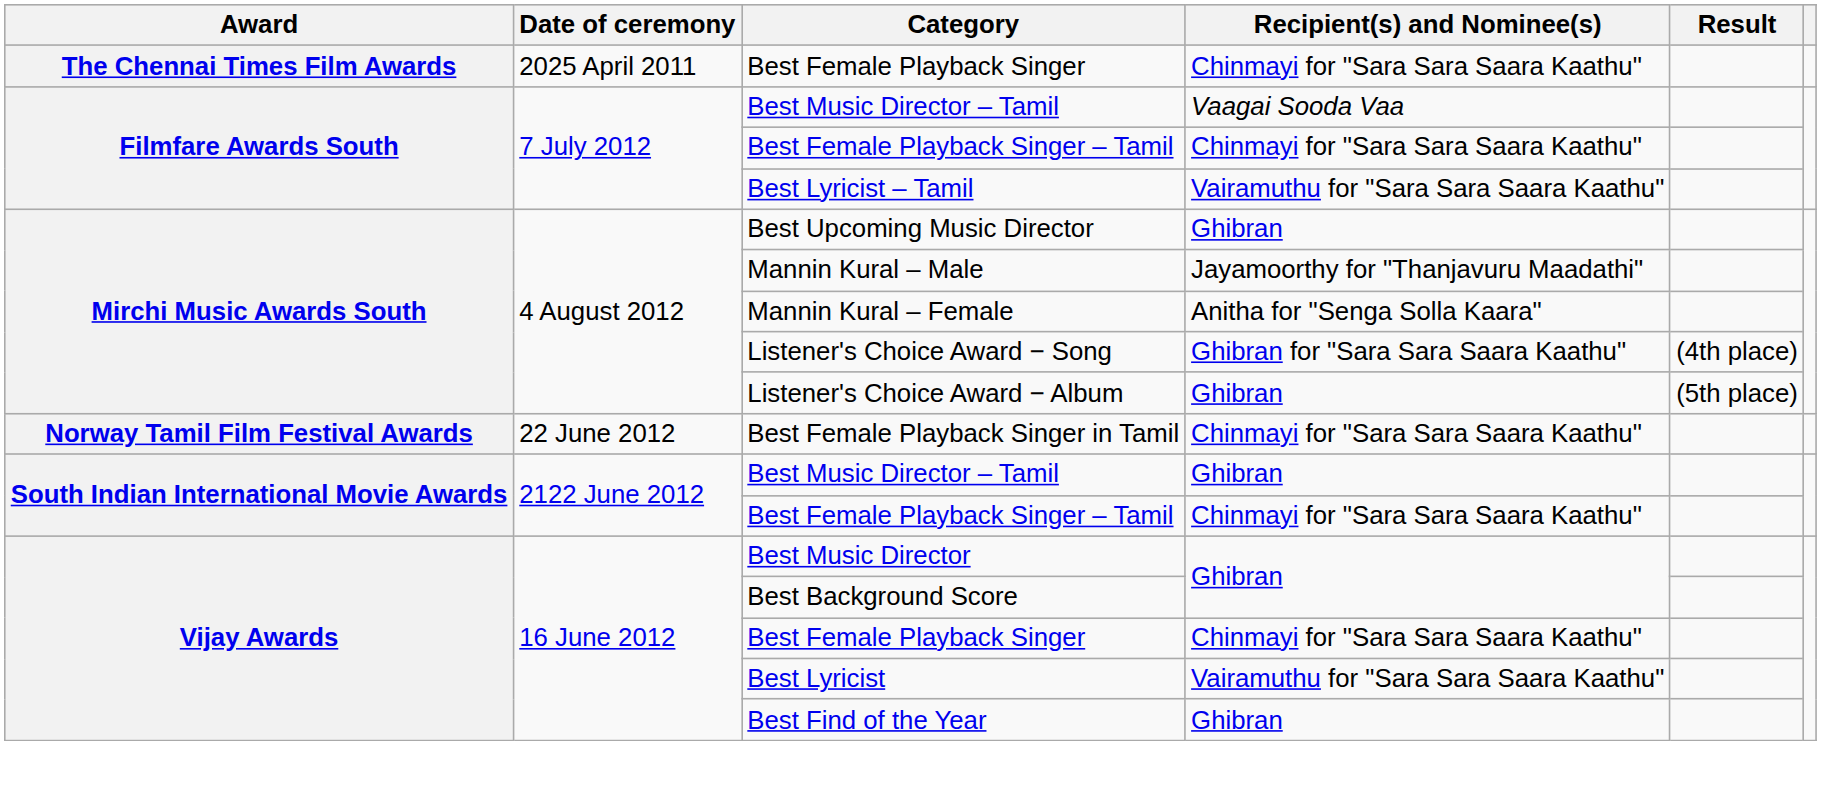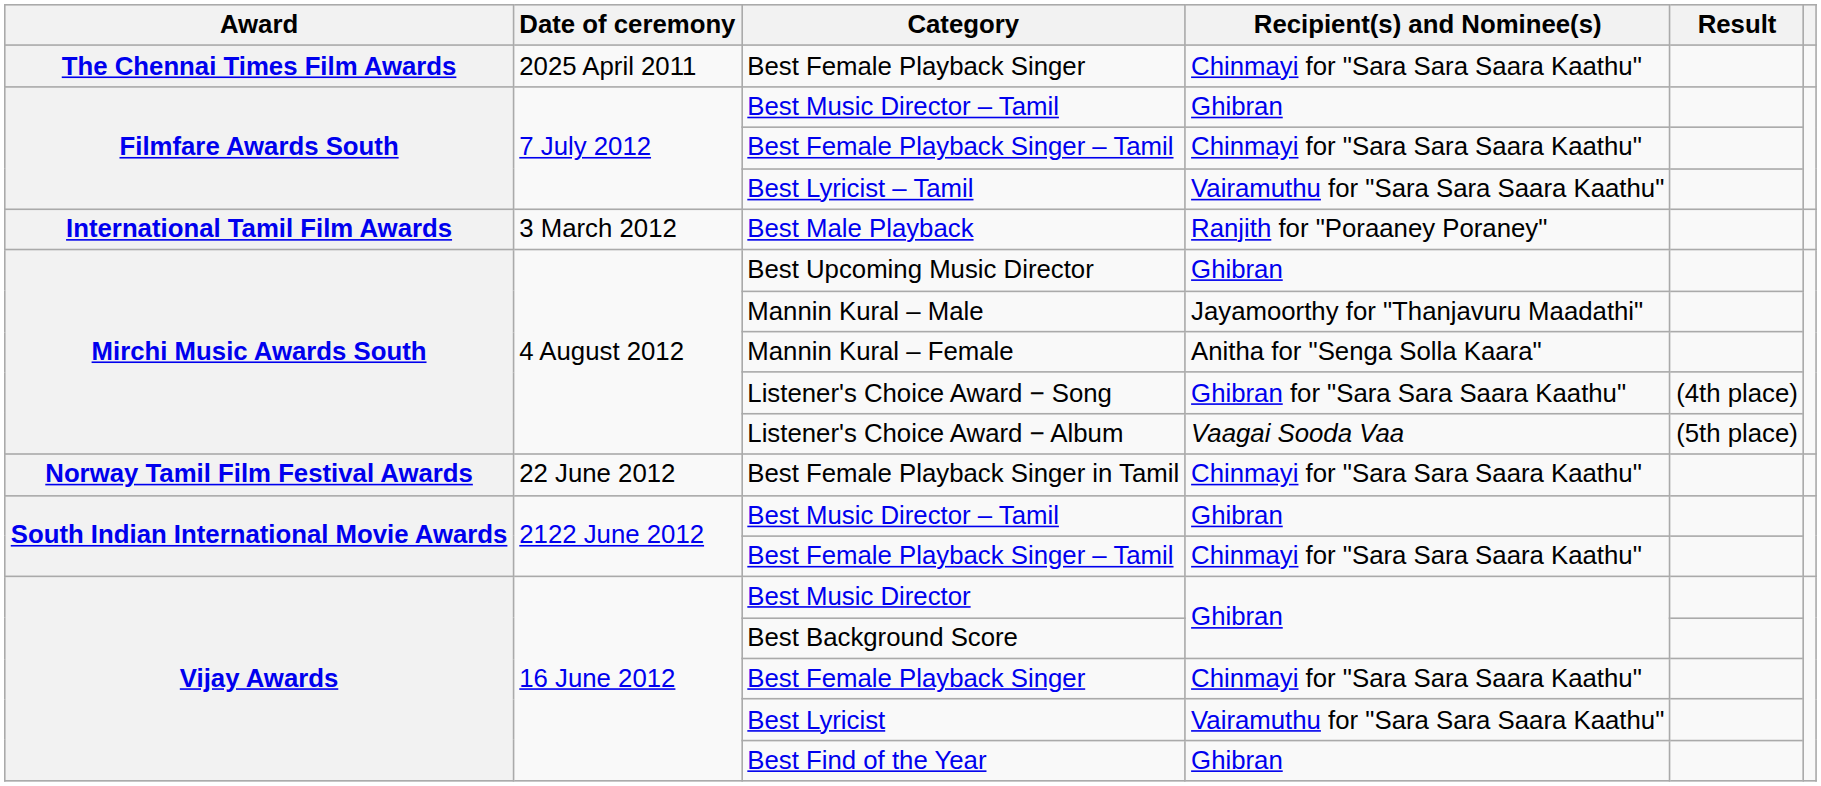(1298, 106) Vaagai Sooda Vaa -> (1237, 106) Ghibran
+ row: (259, 229)
(1237, 392) Ghibran -> (1298, 433) Vaagai Sooda Vaa
